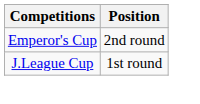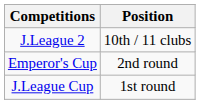+ row: (52, 39)
